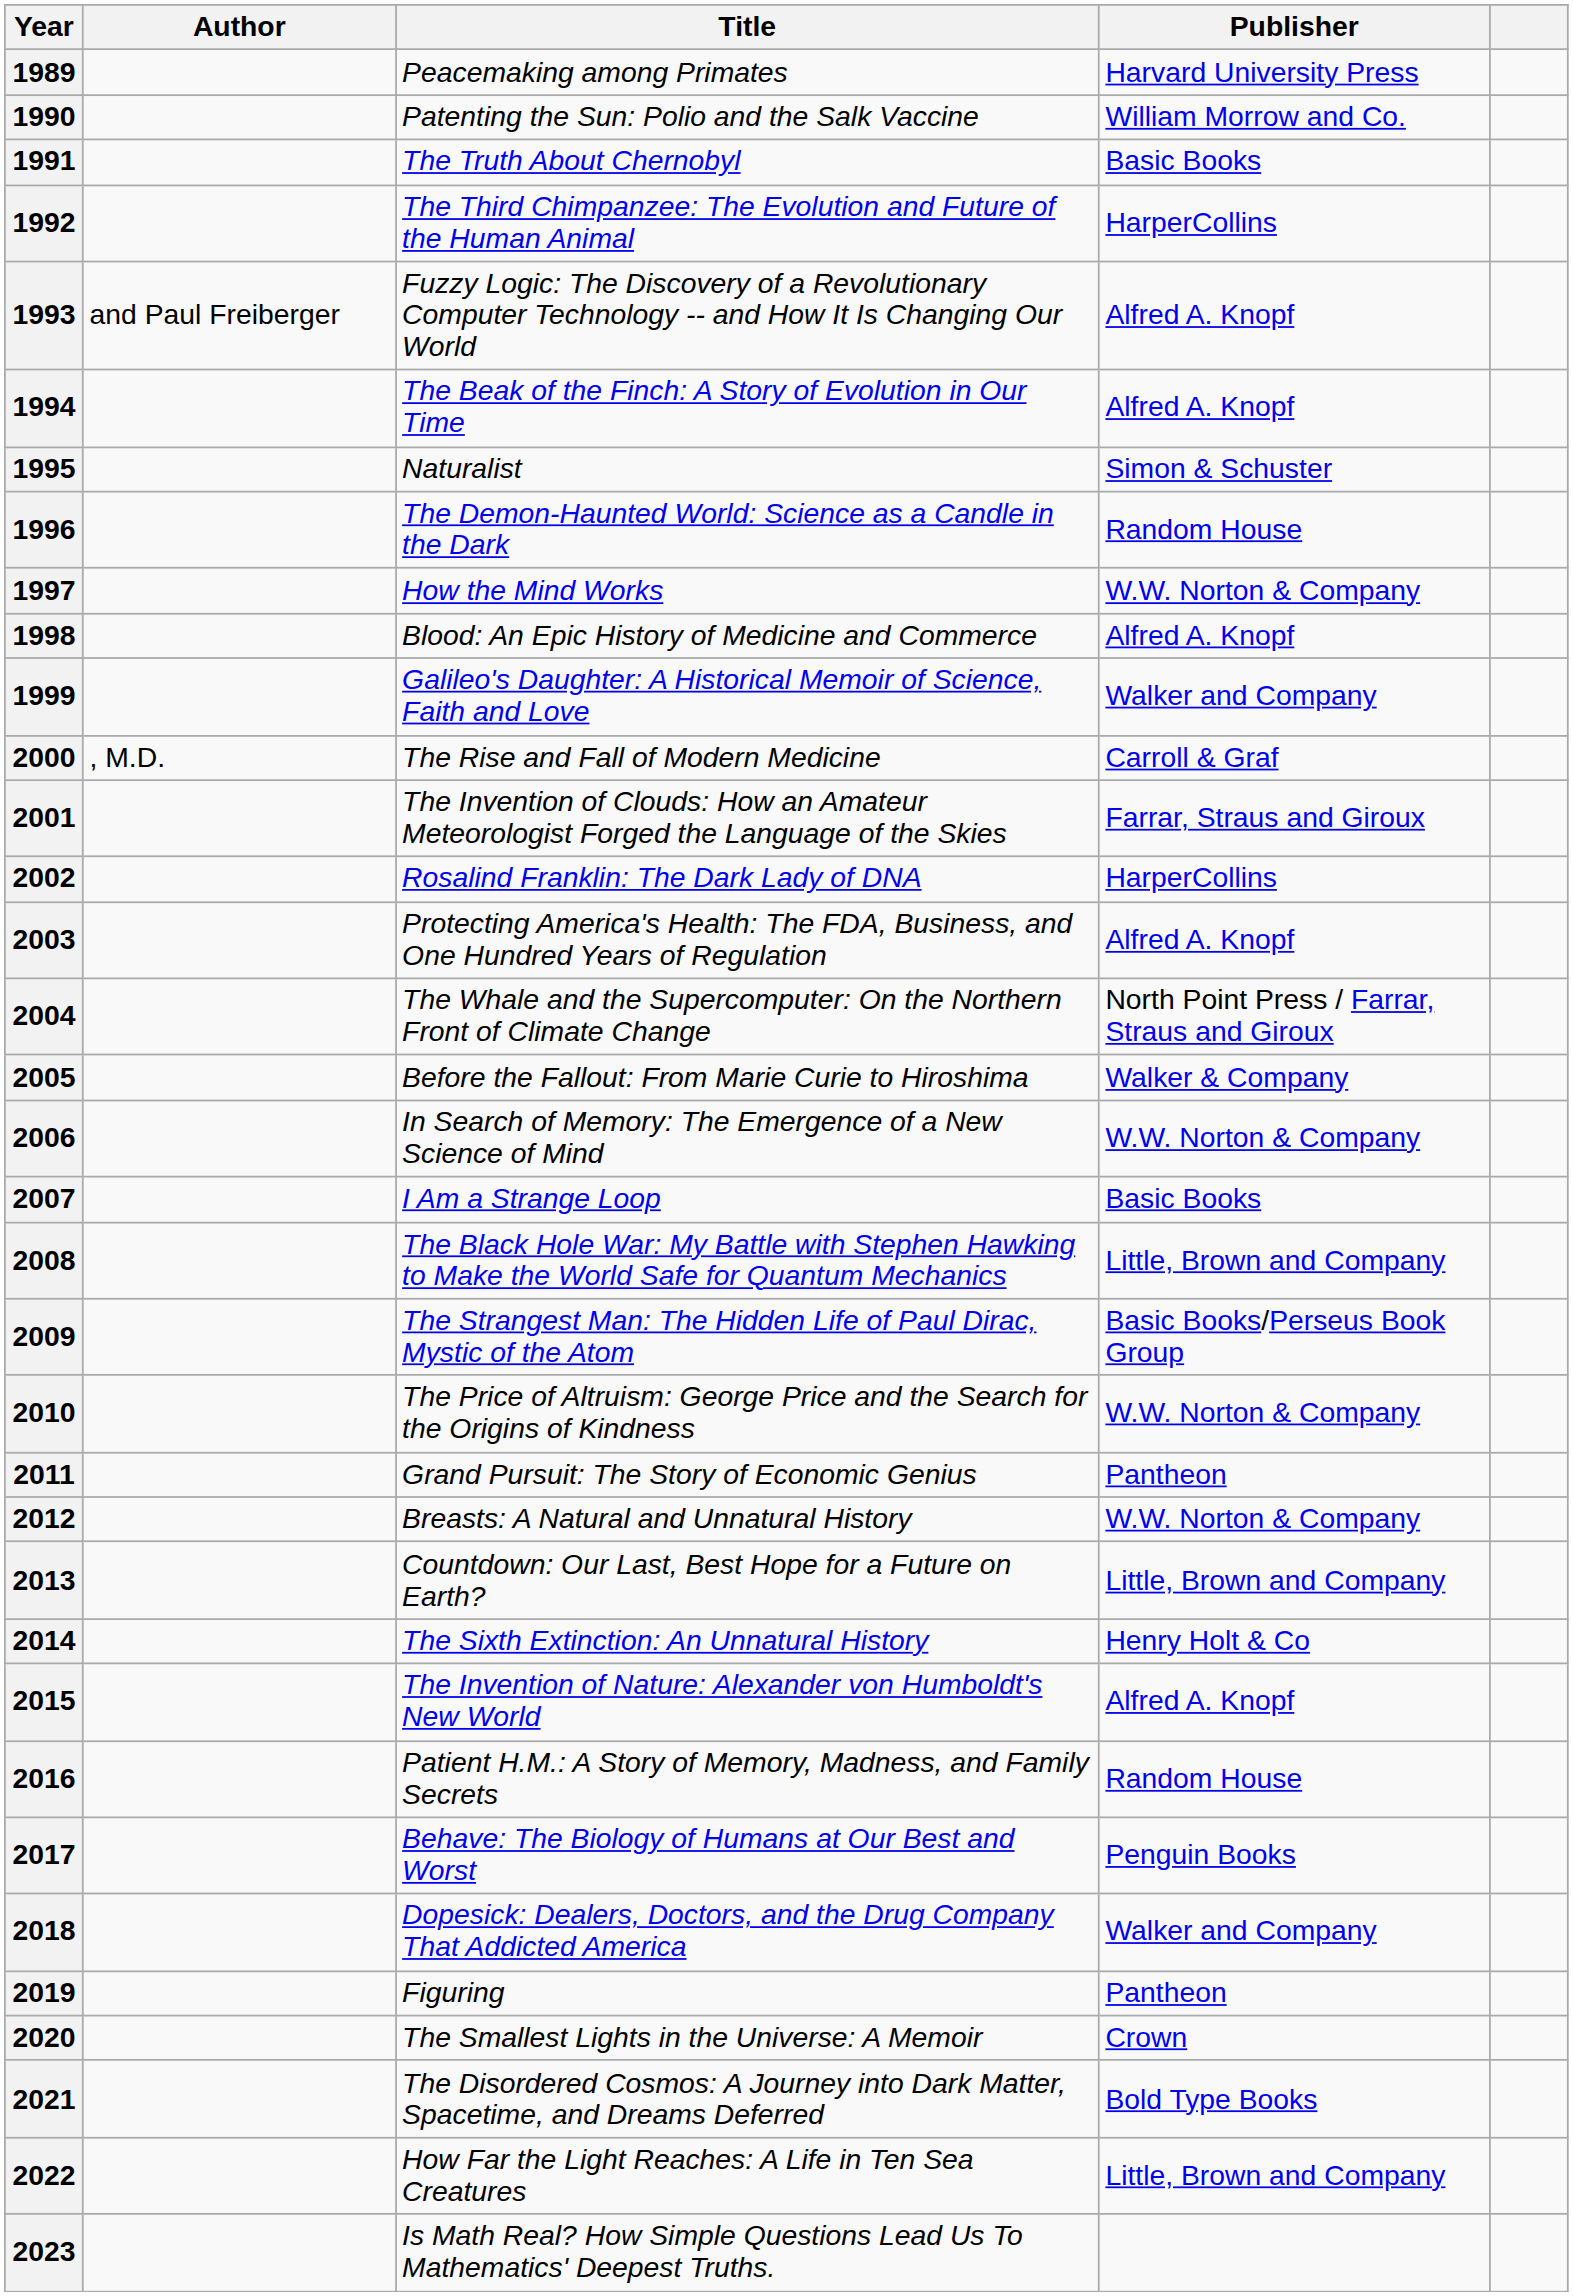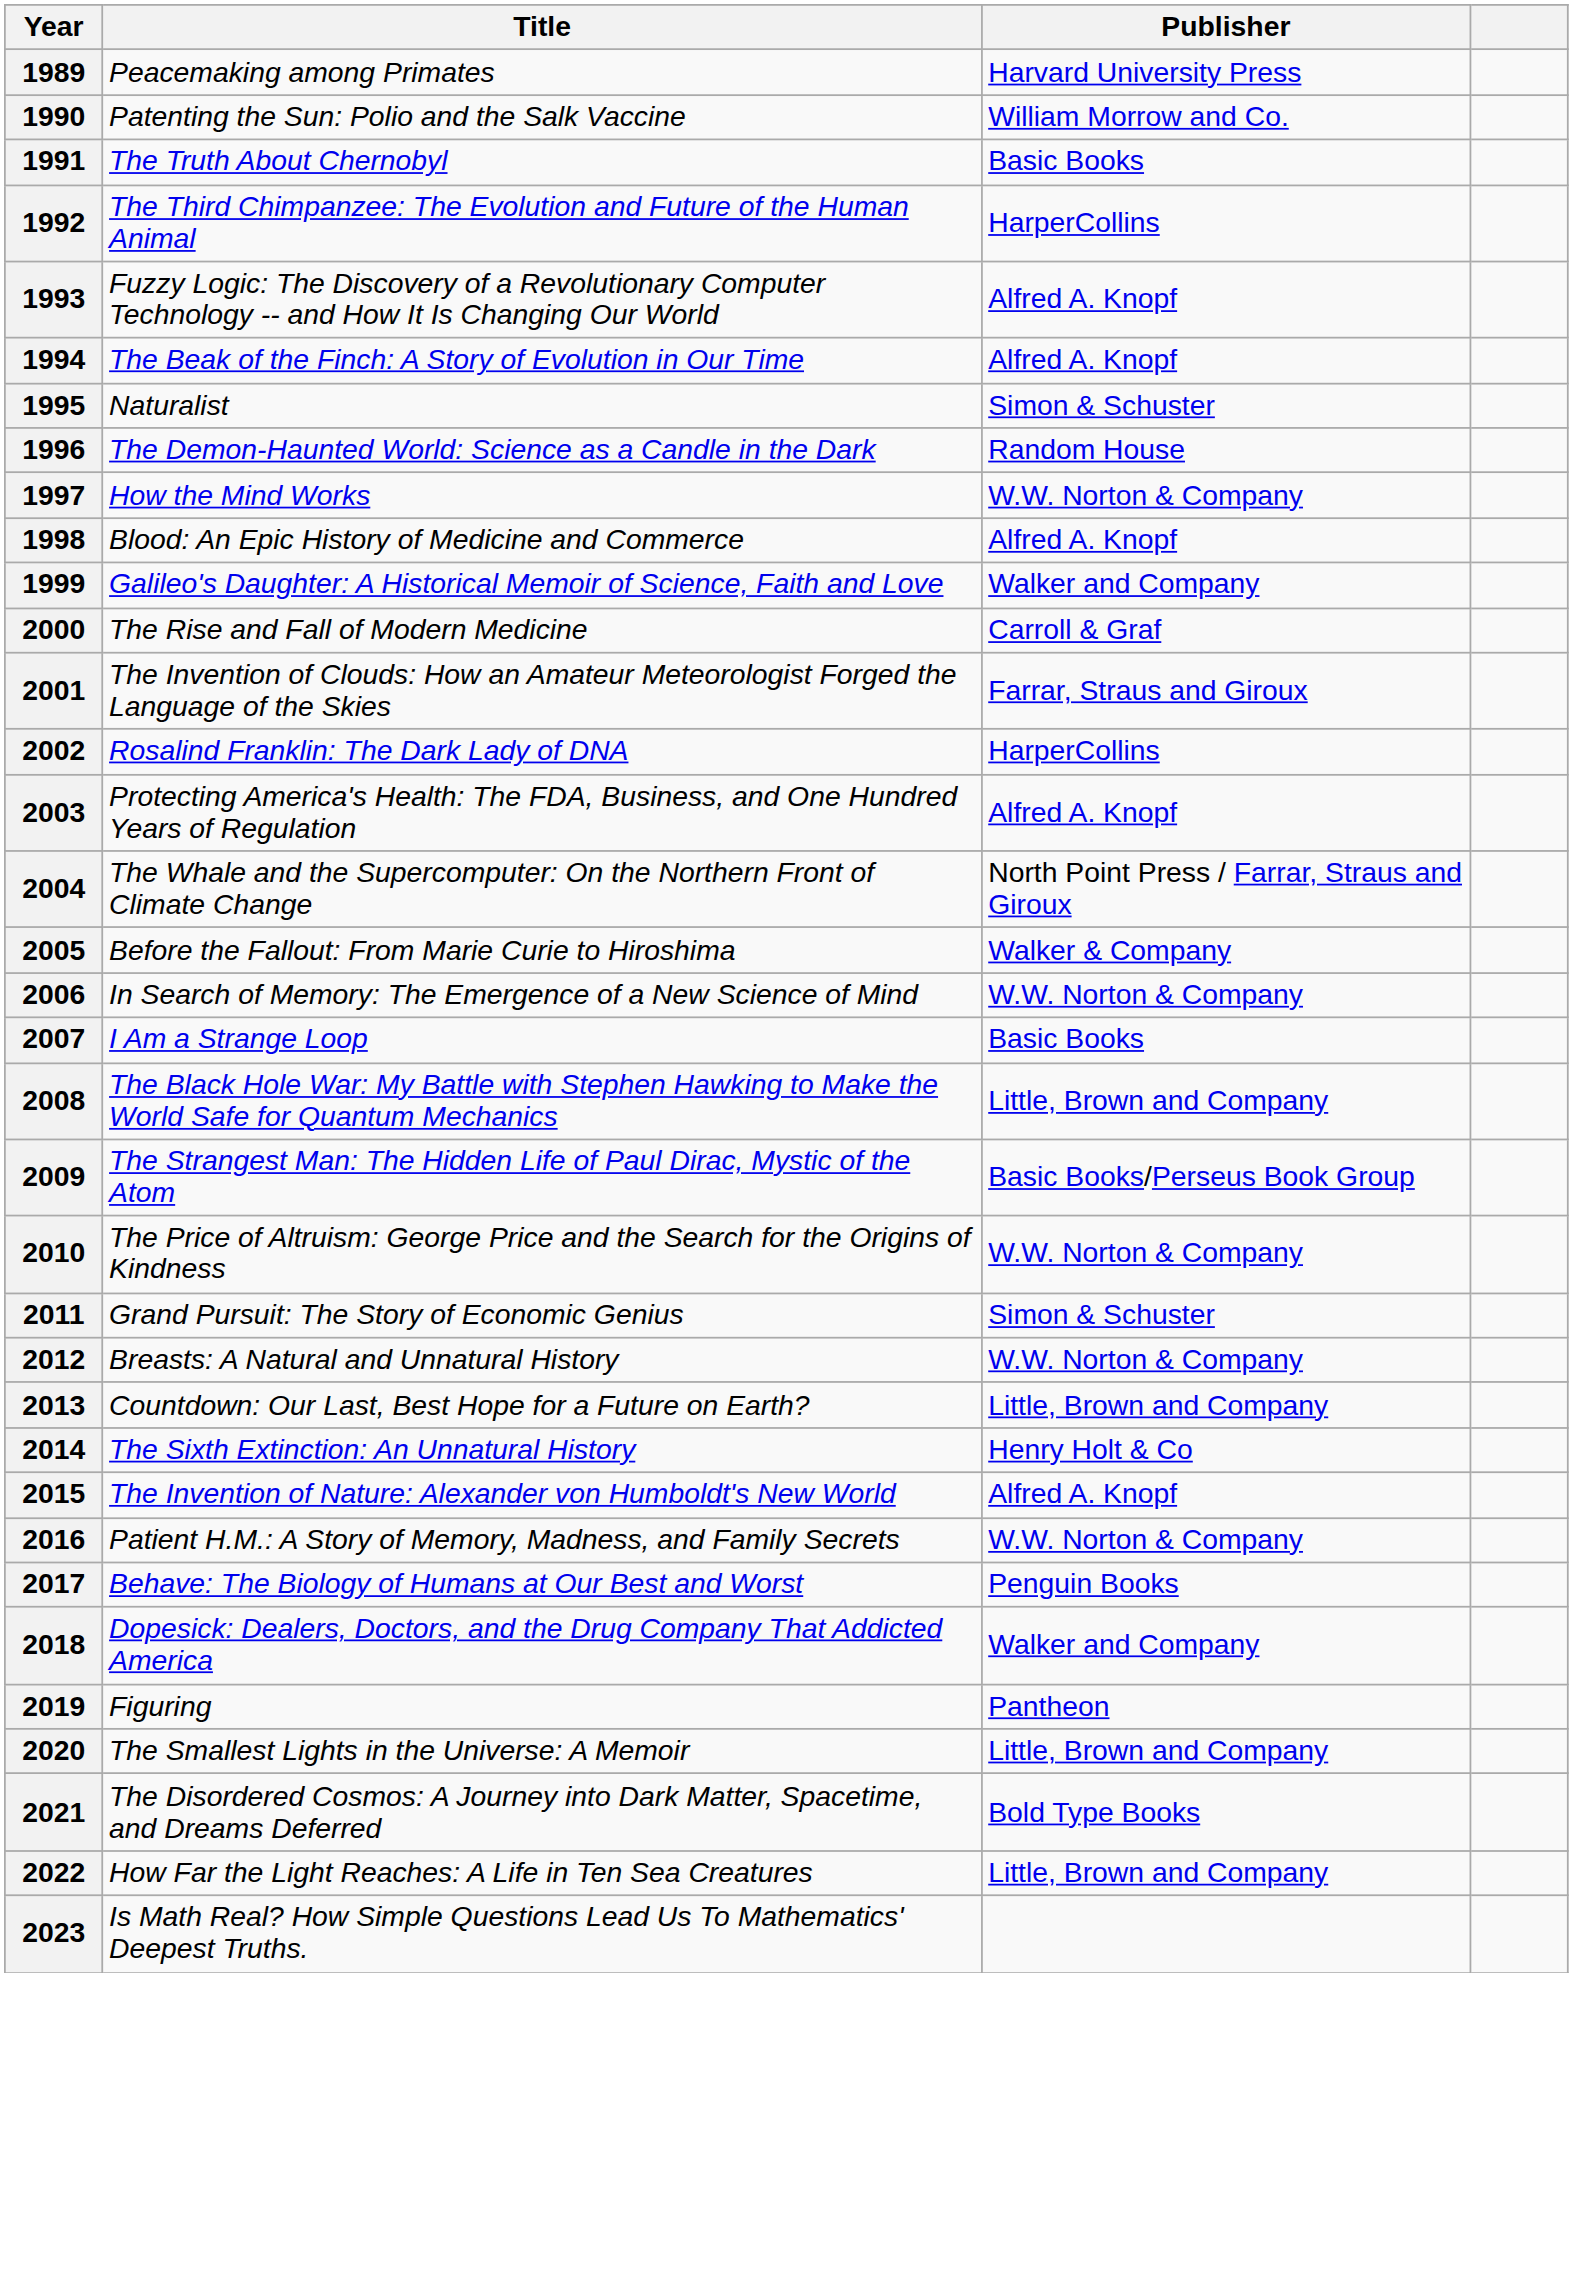- column: (239, 26)
(1166, 1474) Pantheon -> (1102, 1314) Simon & Schuster
(1204, 1778) Random House -> (1146, 1539) W.W. Norton & Company
(1146, 2037) Crown -> (1158, 1750) Little, Brown and Company
